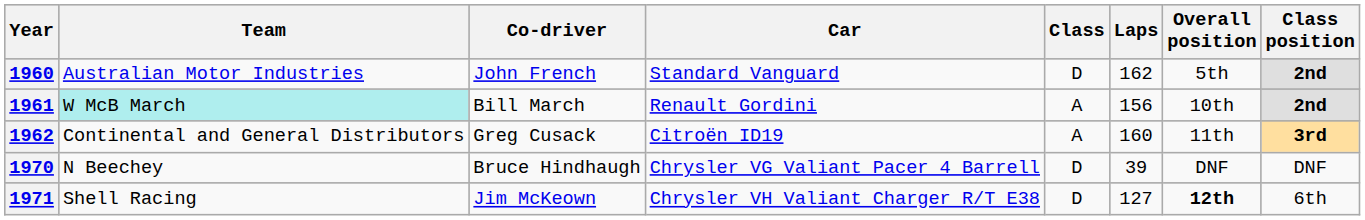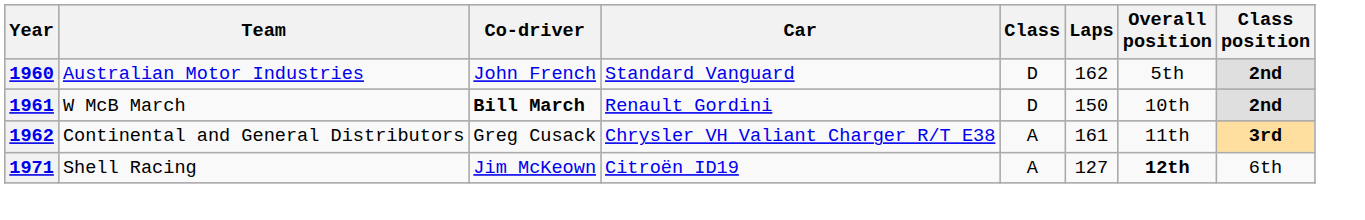(124, 105) paleturquoise background -> (124, 105) no background
(529, 105) normal -> (529, 105) bold
(1077, 105) A -> (1032, 105) D
(1136, 105) 156 -> (1091, 105) 150
(717, 136) Citroën ID19 -> (800, 136) Chrysler VH Valiant Charger R/T E38
(1136, 136) 160 -> (1091, 136) 161
- row: (32, 167)
(845, 199) Chrysler VH Valiant Charger R/T E38 -> (672, 167) Citroën ID19
(1077, 199) D -> (1032, 167) A
